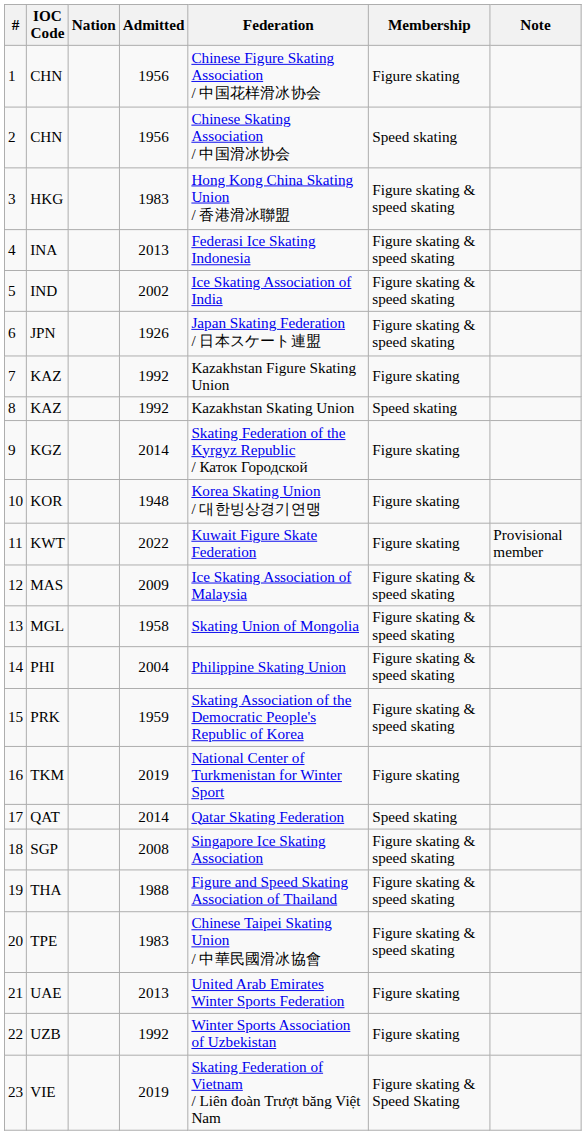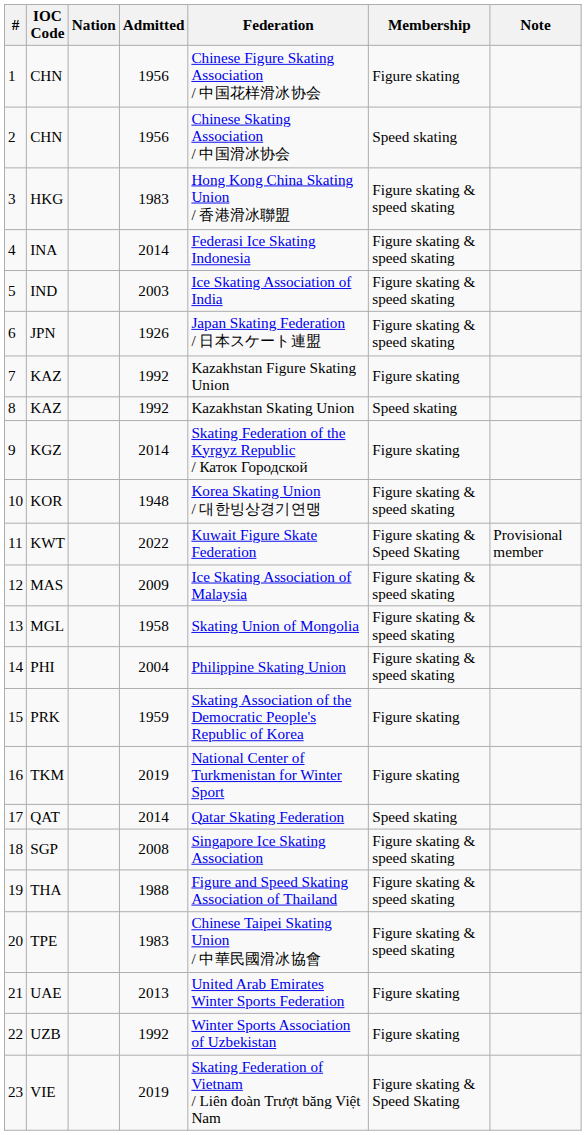(154, 249) 2013 -> (154, 249) 2014
(154, 290) 2002 -> (154, 290) 2003
(416, 501) Figure skating -> (424, 501) Figure skating & speed skating
(416, 543) Figure skating -> (424, 543) Figure skating & Speed Skating
(424, 717) Figure skating & speed skating -> (416, 717) Figure skating
